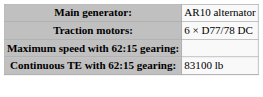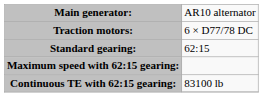+ row: (93, 48)
